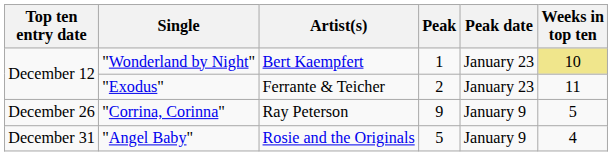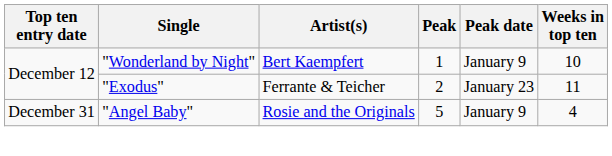(499, 61) January 23 -> (495, 61) January 9
(573, 61) khaki background -> (573, 61) no background
- row: (164, 112)
